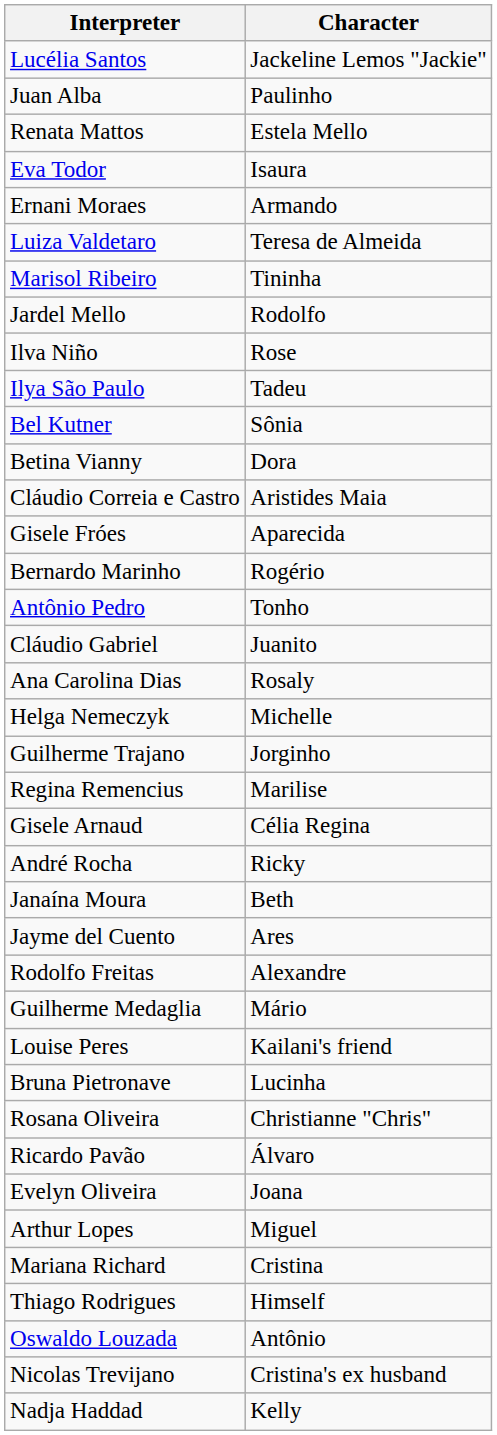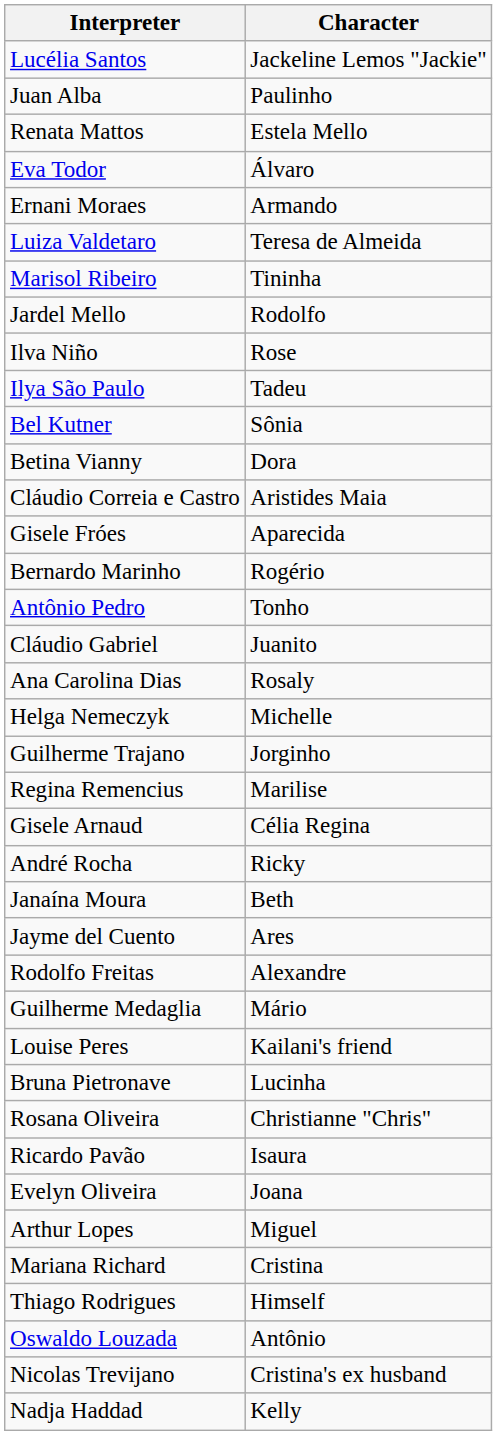(279, 168) Isaura -> (282, 168) Álvaro
(282, 1155) Álvaro -> (279, 1155) Isaura
